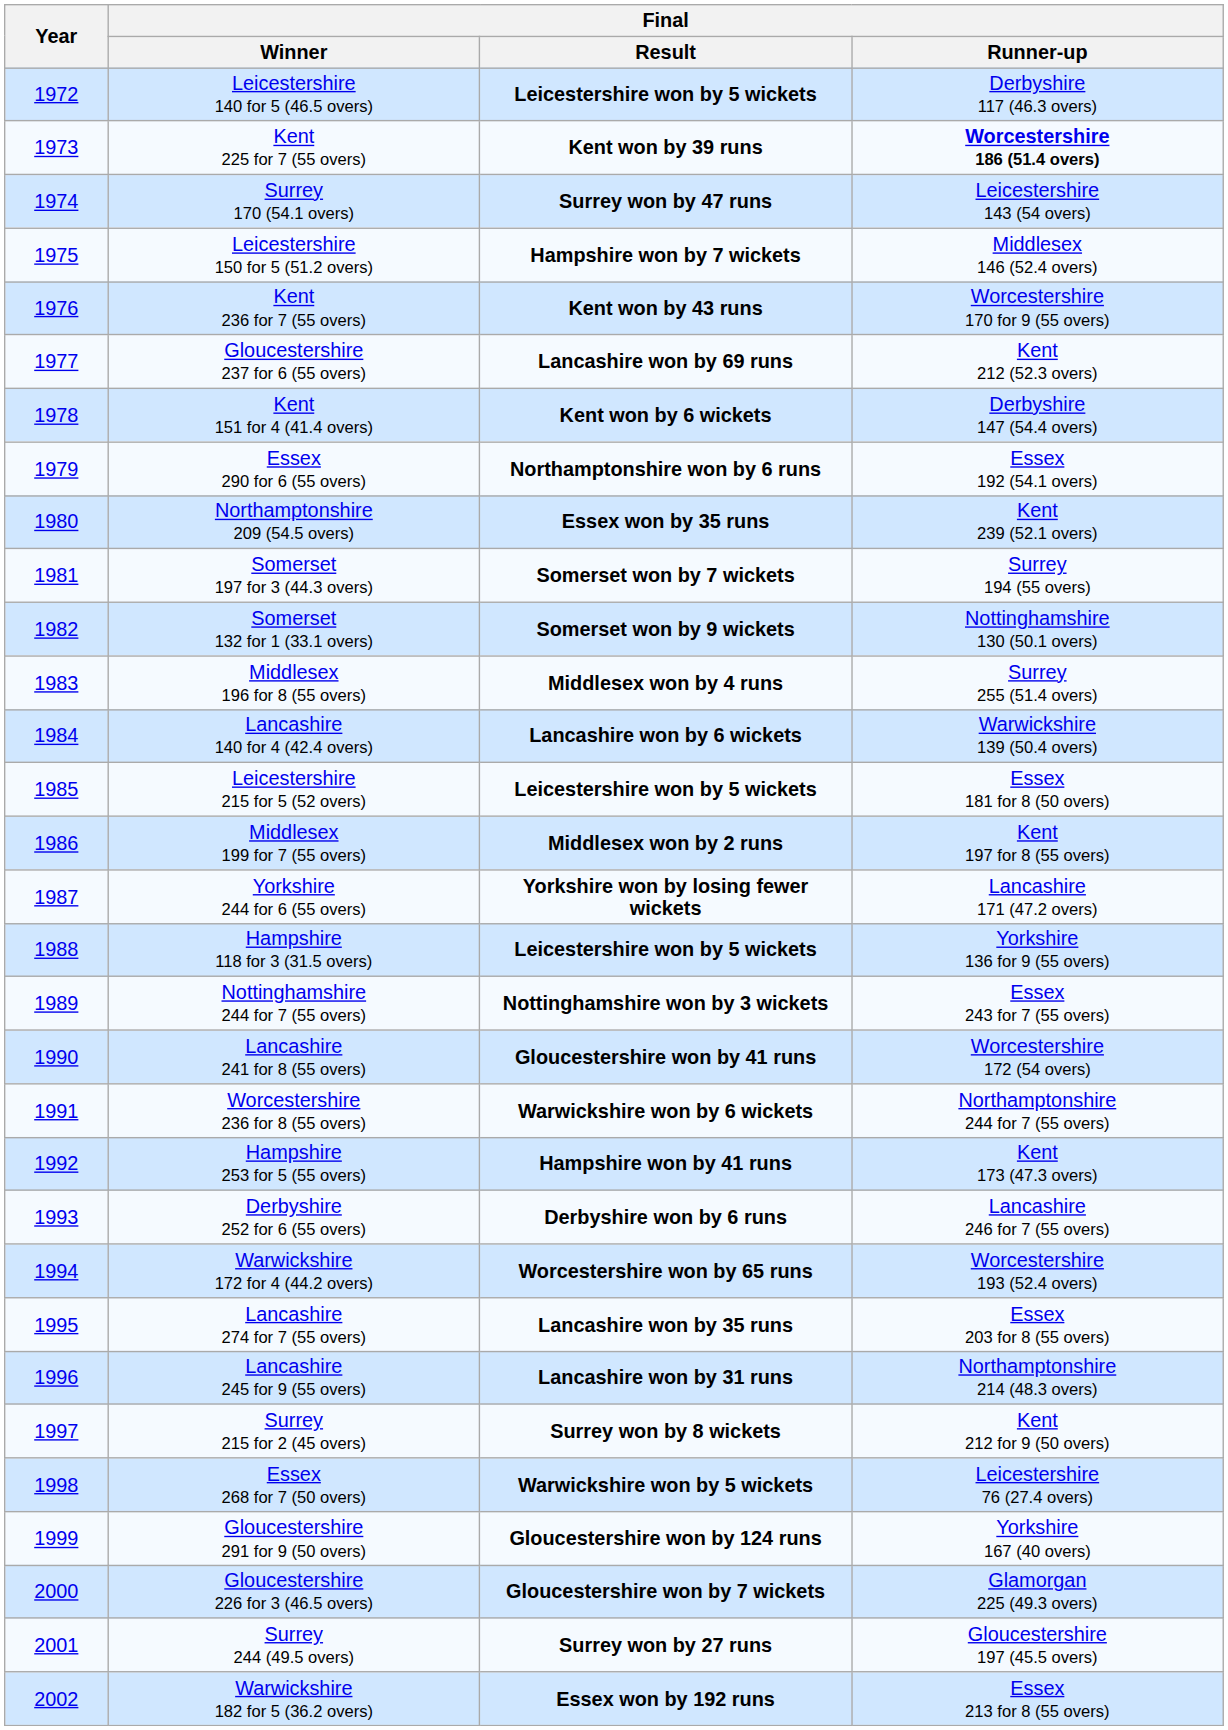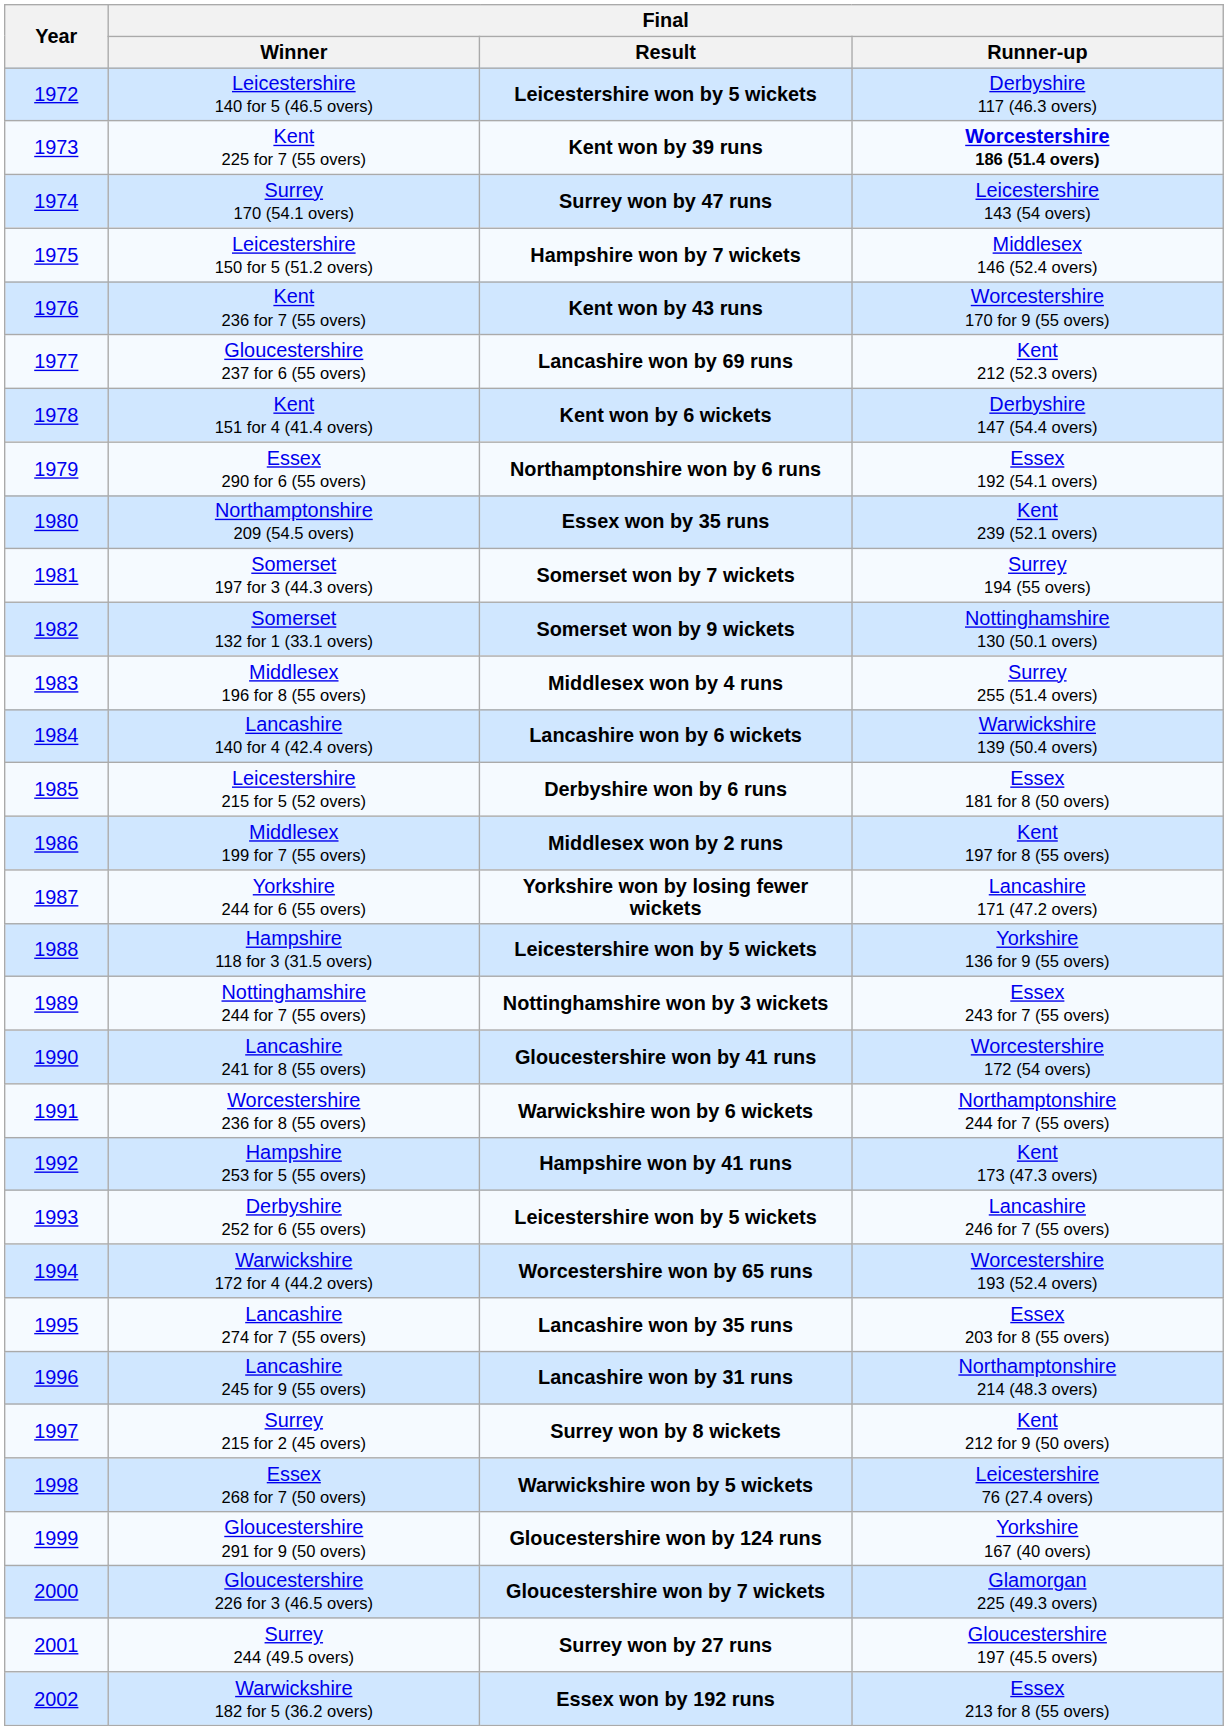(666, 790) Leicestershire won by 5 wickets -> (666, 790) Derbyshire won by 6 runs
(666, 1218) Derbyshire won by 6 runs -> (666, 1218) Leicestershire won by 5 wickets
